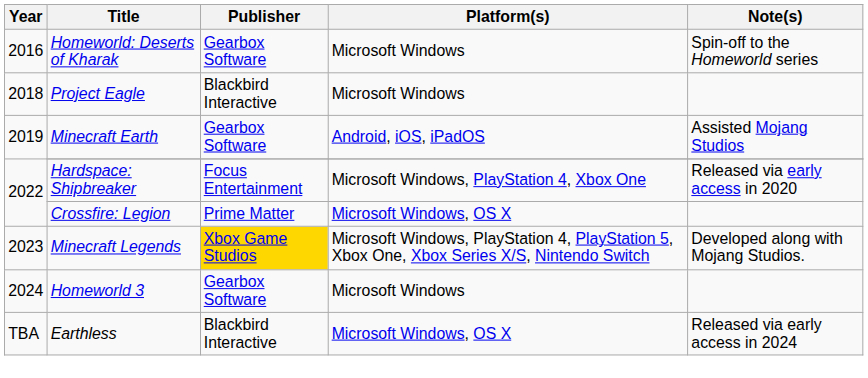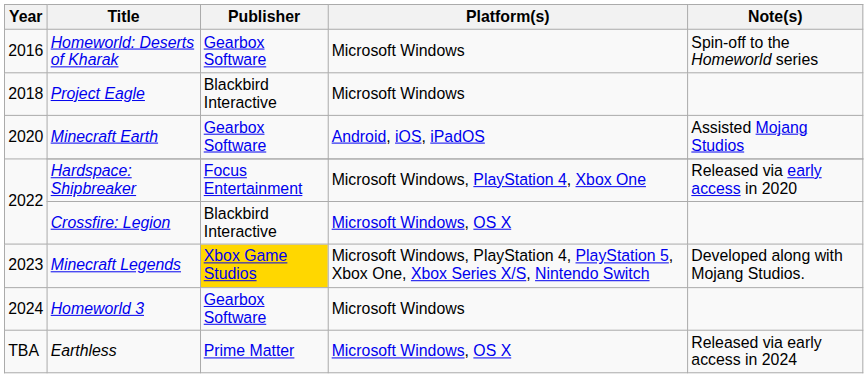(26, 136) 2019 -> (26, 136) 2020
(249, 213) Prime Matter -> (240, 222) Blackbird Interactive
(240, 333) Blackbird Interactive -> (249, 351) Prime Matter
